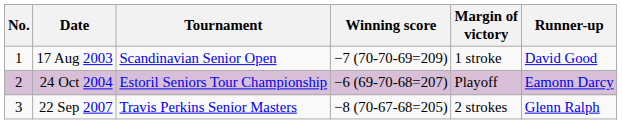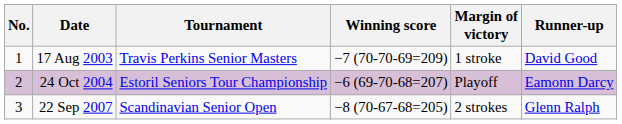(198, 58) Scandinavian Senior Open -> (208, 58) Travis Perkins Senior Masters
(208, 107) Travis Perkins Senior Masters -> (198, 107) Scandinavian Senior Open
